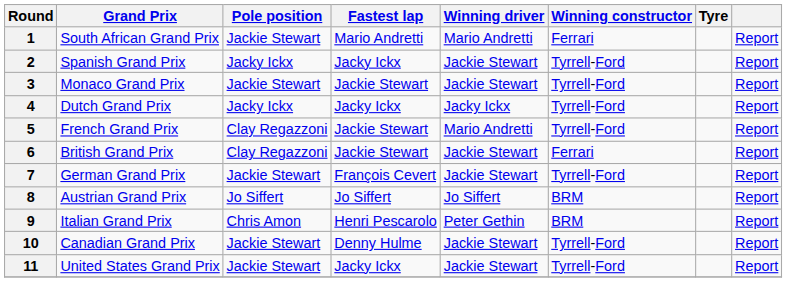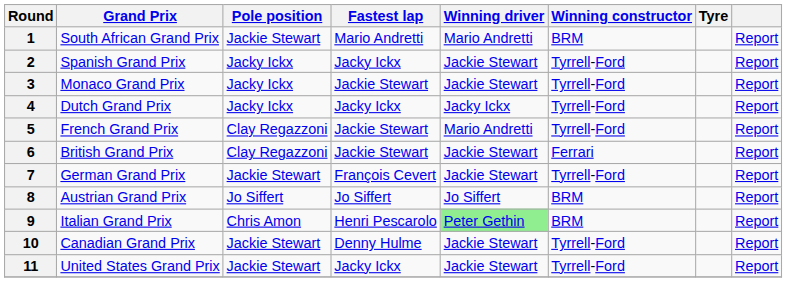(572, 38) Ferrari -> (567, 38) BRM
(273, 84) Jackie Stewart -> (260, 84) Jacky Ickx
(484, 220) no background -> (484, 220) lightgreen background
